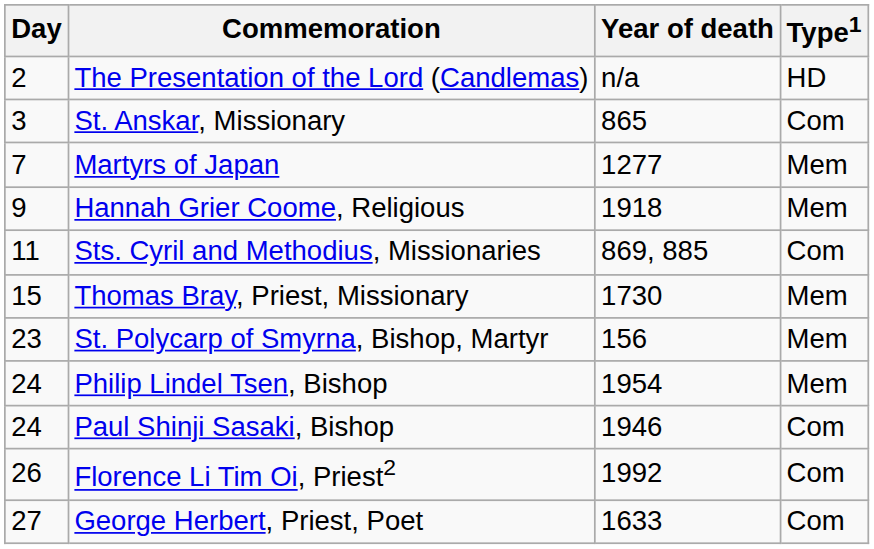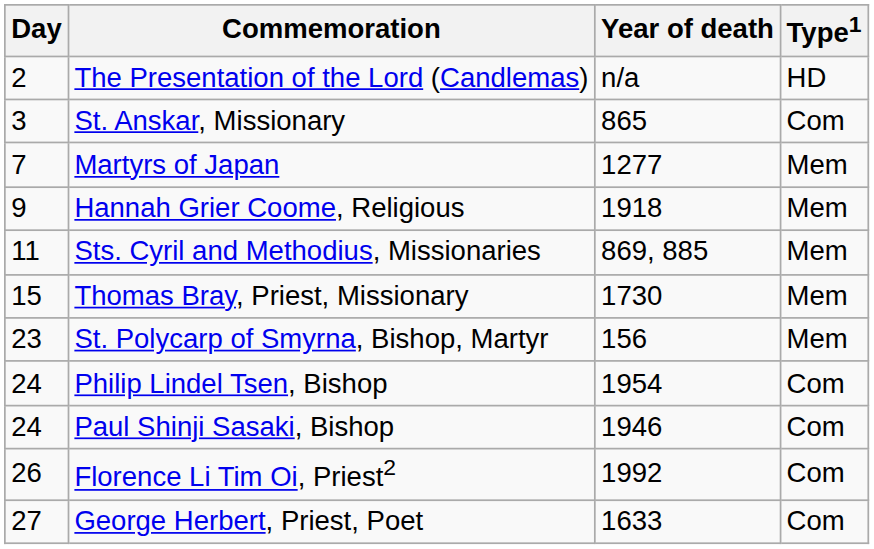(816, 251) Com -> (817, 251) Mem
(817, 382) Mem -> (816, 382) Com
